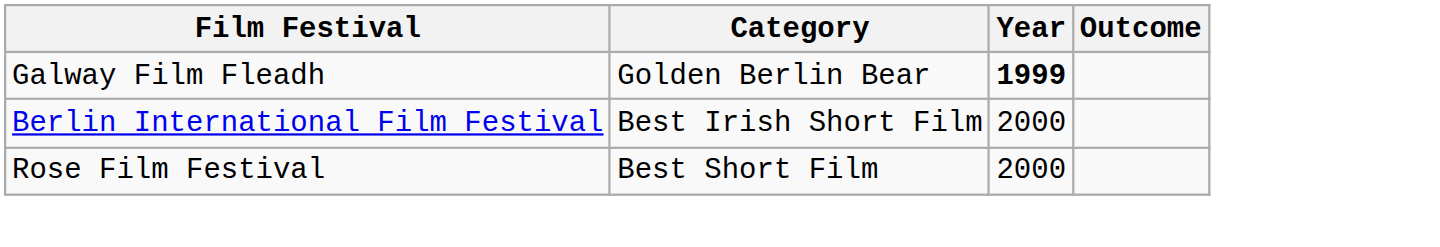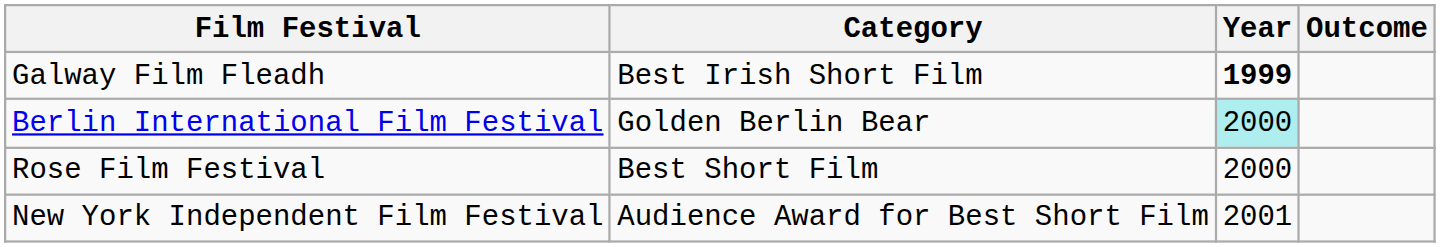(774, 76) Golden Berlin Bear -> (800, 76) Best Irish Short Film
(800, 123) Best Irish Short Film -> (774, 123) Golden Berlin Bear
(1031, 123) no background -> (1257, 123) paleturquoise background
+ row: (308, 218)
